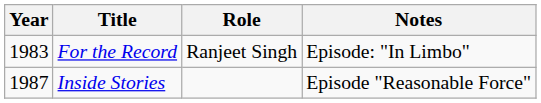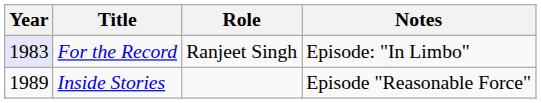(29, 51) no background -> (29, 51) lavender background
(29, 82) 1987 -> (29, 82) 1989
